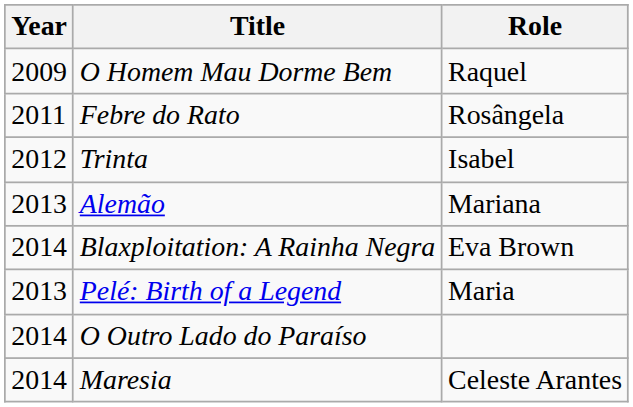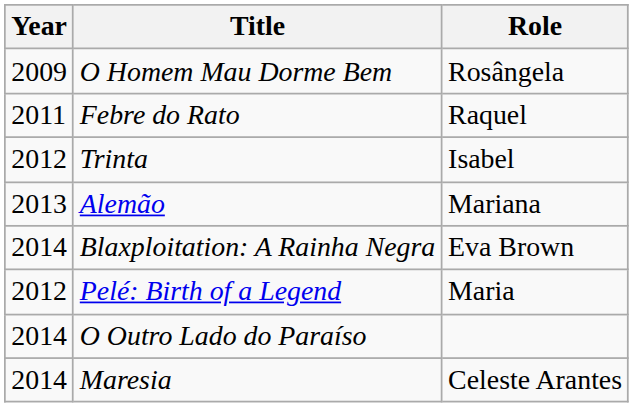(488, 70) Raquel -> (506, 70) Rosângela
(506, 114) Rosângela -> (488, 114) Raquel
(39, 291) 2013 -> (39, 291) 2012
